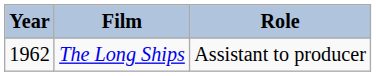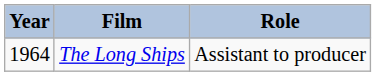(30, 54) 1962 -> (30, 54) 1964
